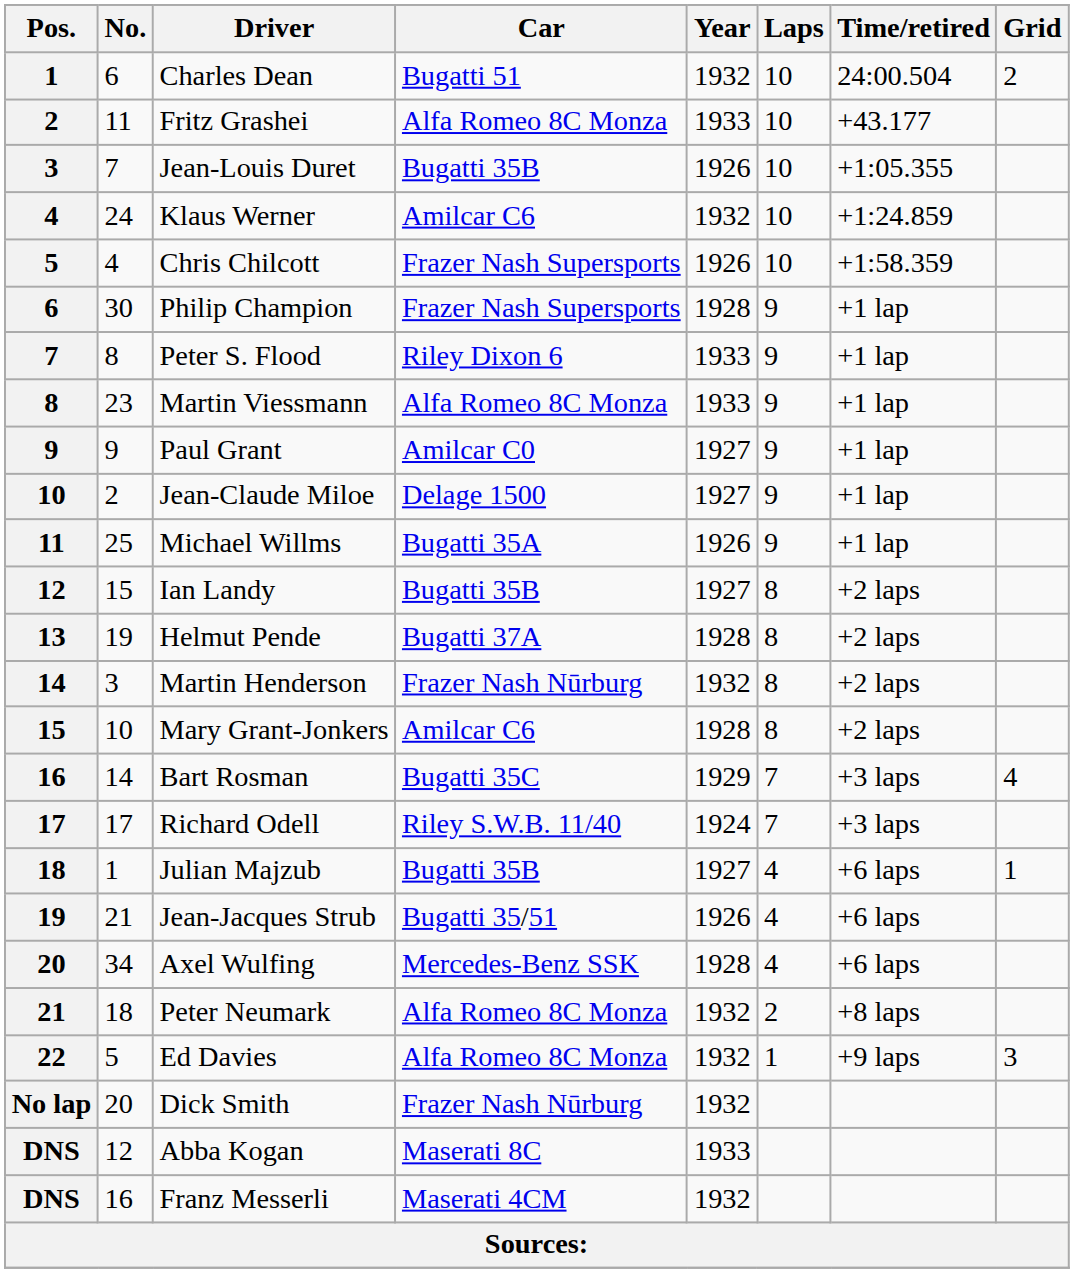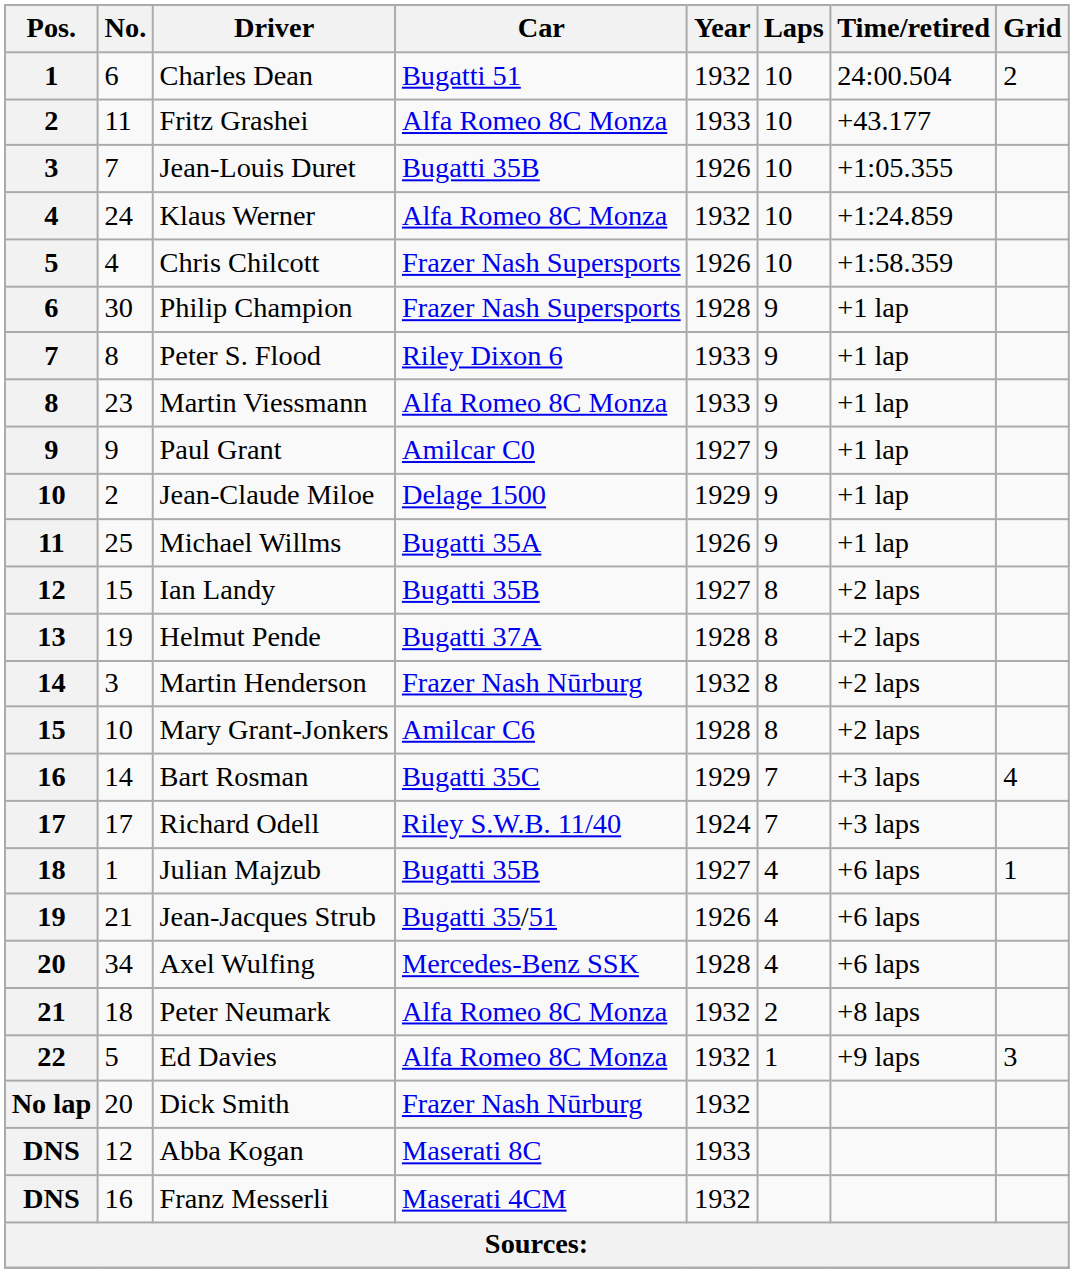(468, 215) Amilcar C6 -> (535, 215) Alfa Romeo 8C Monza
(722, 496) 1927 -> (722, 496) 1929
